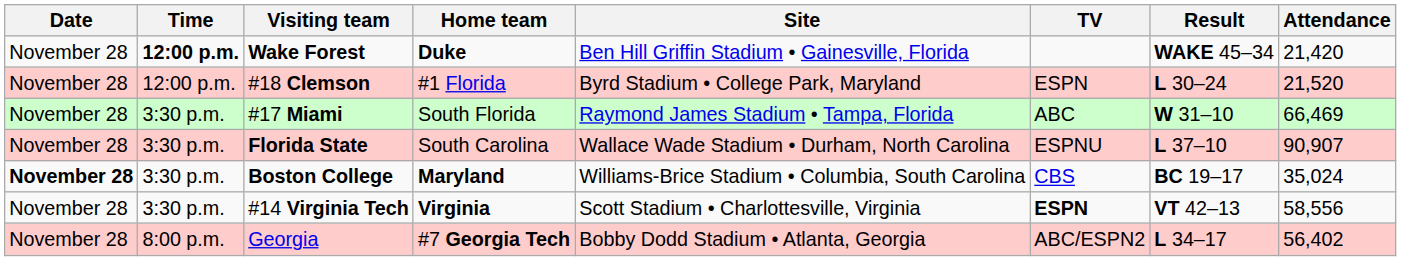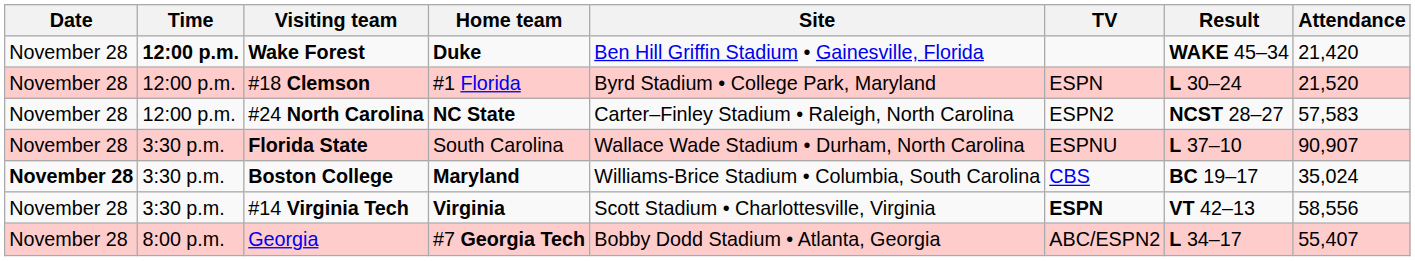+ row: (336, 114)
- row: (295, 114)
(1313, 239) 56,402 -> (1328, 239) 55,407
